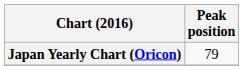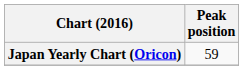(212, 53) 79 -> (212, 53) 59
